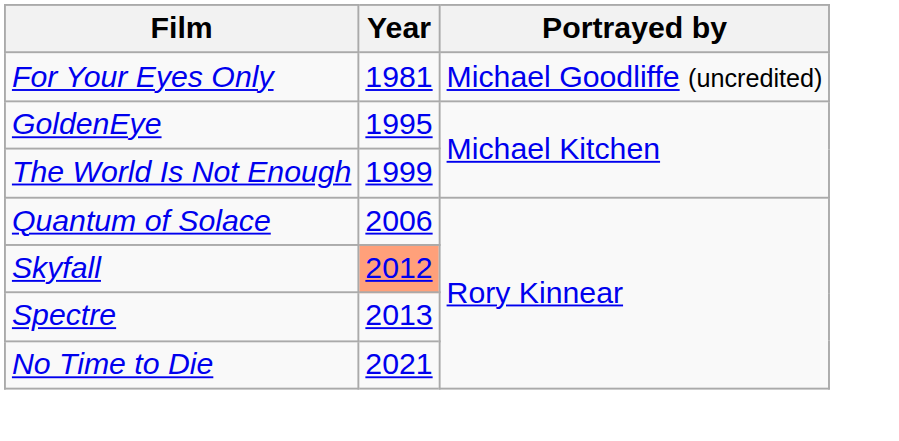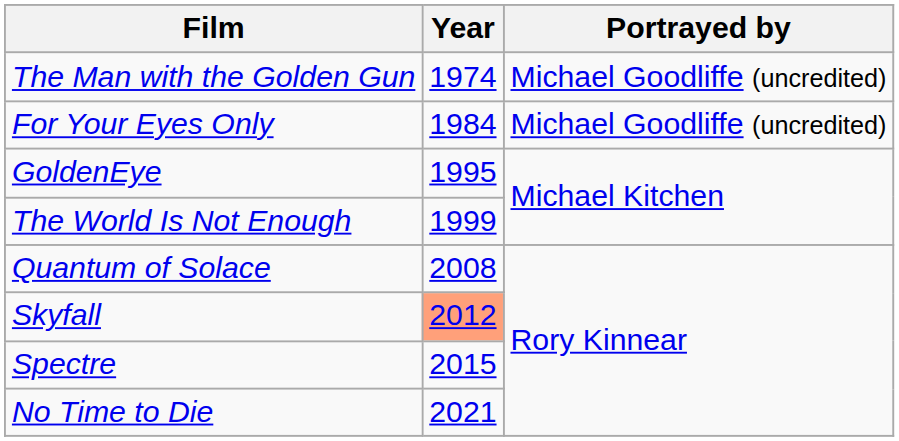+ row: (214, 76)
(399, 76) 1981 -> (463, 124) 1984
(399, 220) 2006 -> (463, 268) 2008
(399, 316) 2013 -> (463, 364) 2015
